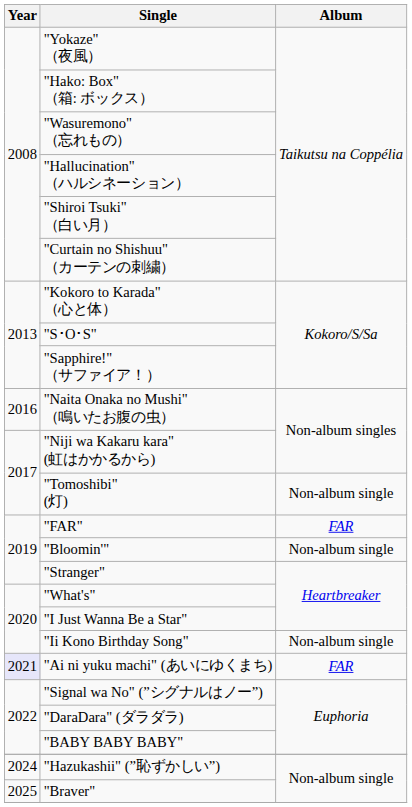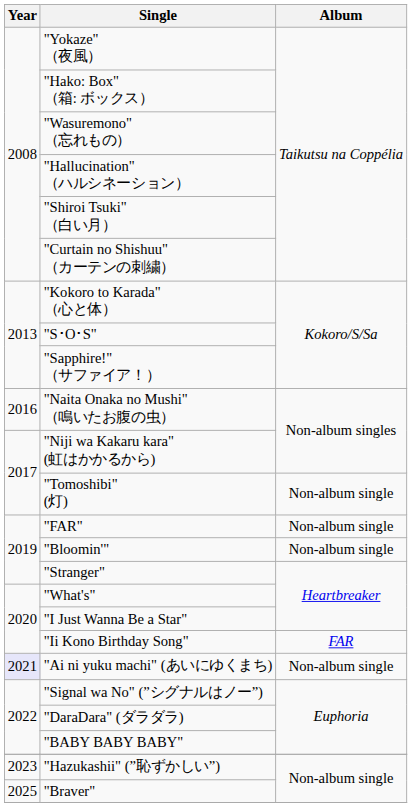(341, 526) FAR -> (341, 526) Non-album single
(341, 641) Non-album single -> (341, 641) FAR
(341, 666) FAR -> (341, 666) Non-album single
(22, 766) 2024 -> (22, 766) 2023
